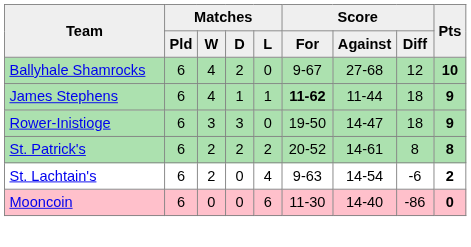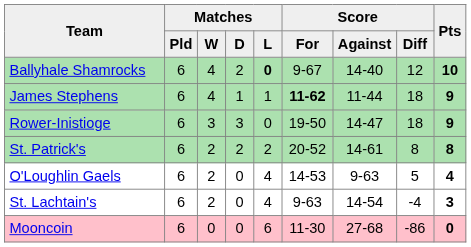(268, 70) normal -> (268, 70) bold
(365, 70) 27-68 -> (365, 70) 14-40
+ row: (65, 176)
(415, 176) -6 -> (415, 202) -4
(450, 176) 2 -> (450, 202) 3
(365, 202) 14-40 -> (365, 228) 27-68
